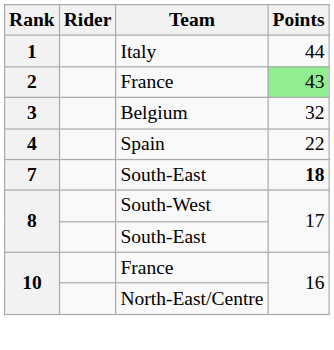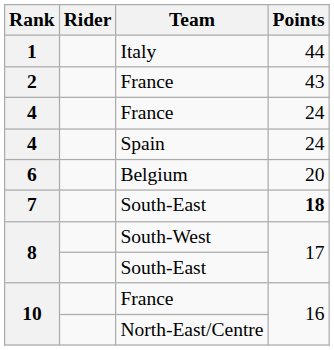(315, 81) lightgreen background -> (315, 81) no background
- row: (32, 112)
+ row: (32, 112)
(315, 143) 22 -> (315, 143) 24
+ row: (32, 174)
